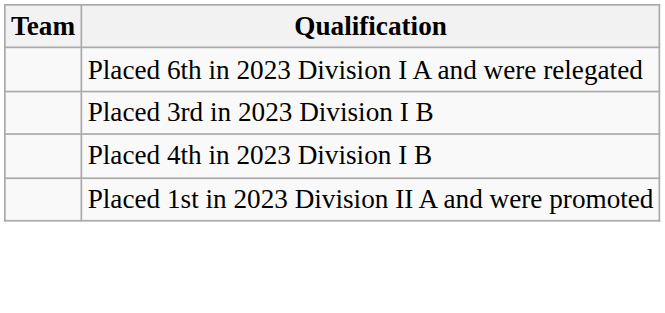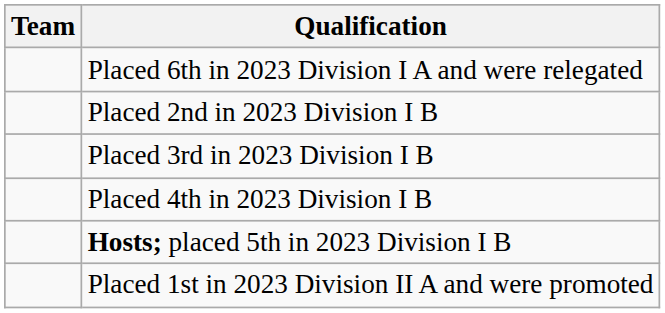+ row: (263, 112)
+ row: (300, 241)
